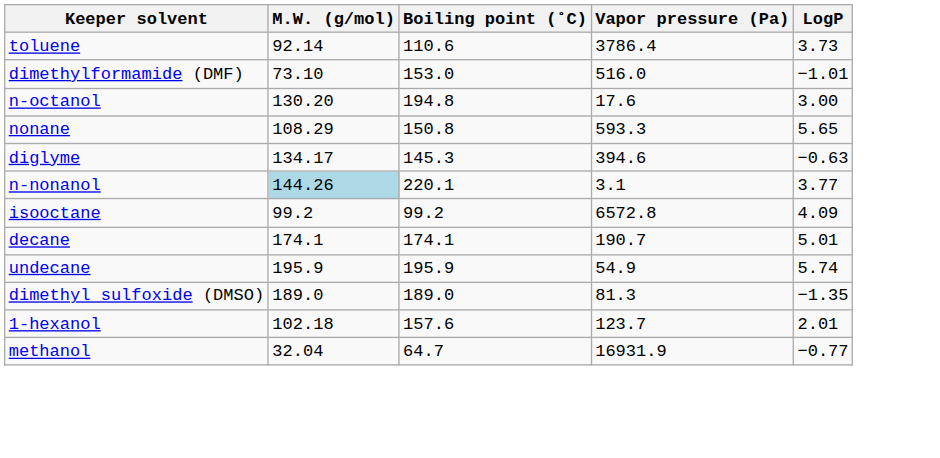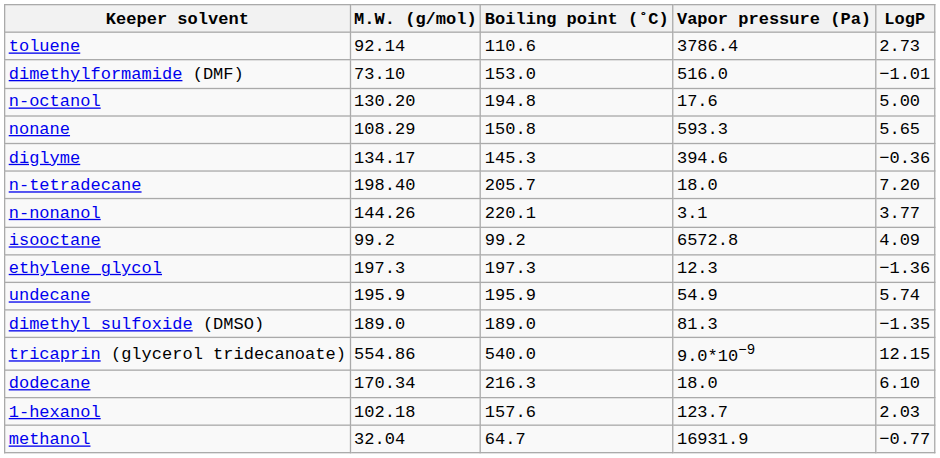(818, 46) 3.73 -> (900, 46) 2.73
(818, 102) 3.00 -> (900, 102) 5.00
(823, 157) −0.63 -> (905, 157) −0.36
+ row: (75, 185)
(303, 185) lightblue background -> (385, 213) no background
+ row: (85, 268)
- row: (39, 241)
+ row: (177, 354)
+ row: (50, 384)
(818, 324) 2.01 -> (900, 411) 2.03
